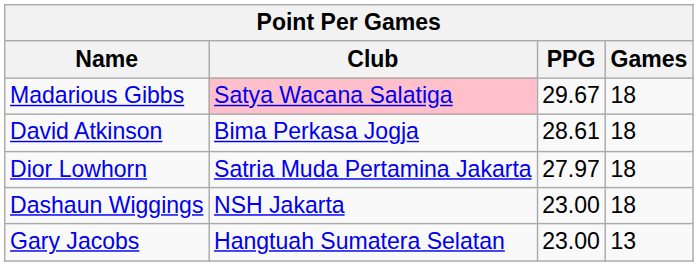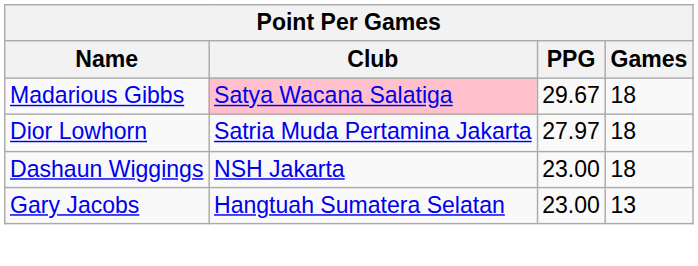- row: (86, 132)
